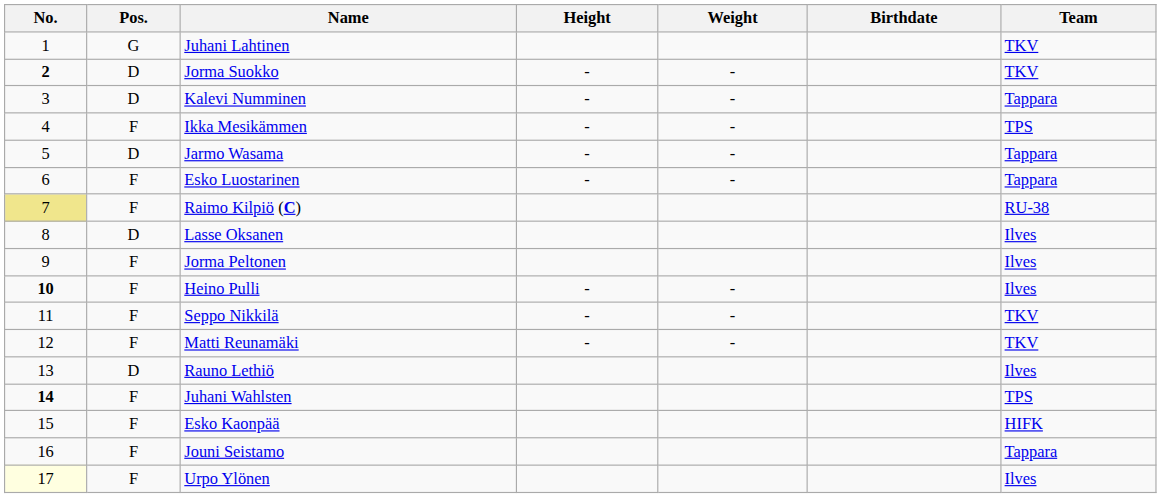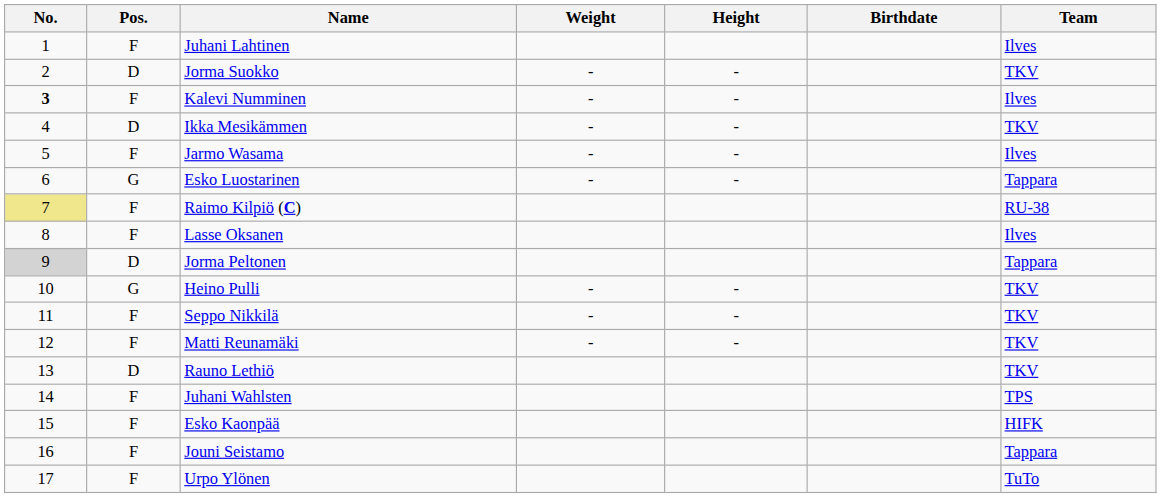columns swapped: (587, 18) <-> (733, 18)
(134, 45) G -> (134, 45) F
(1021, 45) TKV -> (1021, 45) Ilves
(46, 72) bold -> (46, 72) normal
(46, 99) normal -> (46, 99) bold
(134, 99) D -> (134, 99) F
(1031, 99) Tappara -> (1021, 99) Ilves
(134, 126) F -> (134, 126) D
(1019, 126) TPS -> (1021, 126) TKV
(134, 153) D -> (134, 153) F
(1031, 153) Tappara -> (1021, 153) Ilves
(134, 180) F -> (134, 180) G
(134, 235) D -> (134, 235) F
(46, 262) no background -> (46, 262) lightgrey background
(134, 262) F -> (134, 262) D
(1021, 262) Ilves -> (1031, 262) Tappara
(46, 289) bold -> (46, 289) normal
(134, 289) F -> (134, 289) G
(1021, 289) Ilves -> (1021, 289) TKV
(1021, 370) Ilves -> (1021, 370) TKV
(46, 397) bold -> (46, 397) normal
(46, 478) lightyellow background -> (46, 478) no background
(1021, 478) Ilves -> (1022, 478) TuTo
